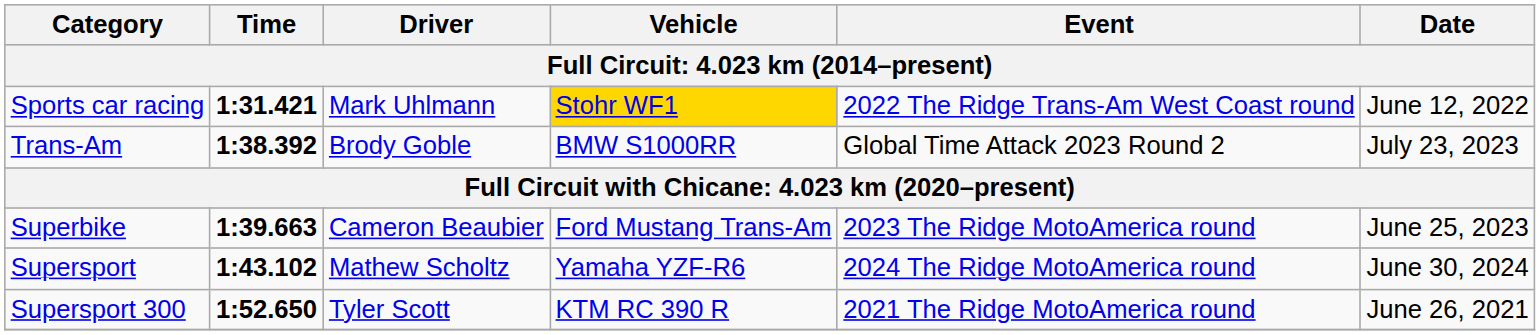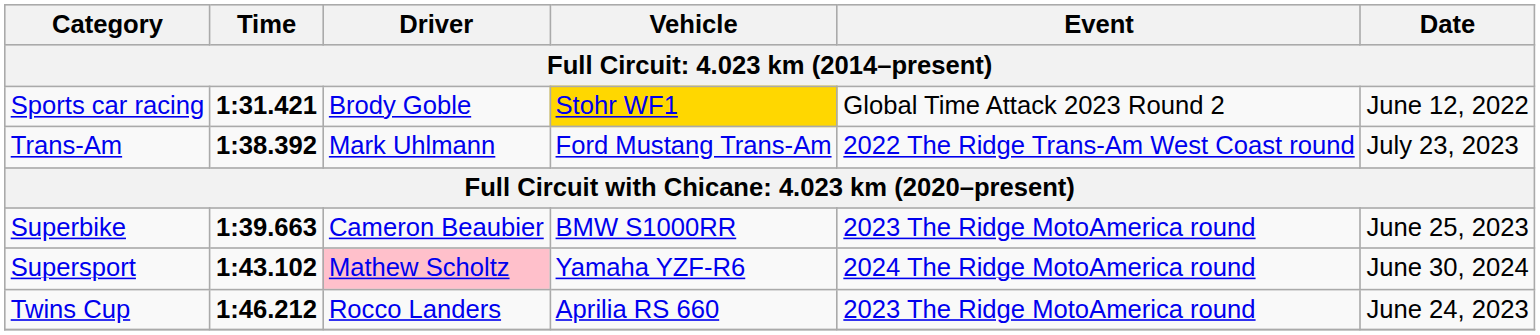(412, 106) Mark Uhlmann -> (400, 106) Brody Goble
(1099, 106) 2022 The Ridge Trans-Am West Coast round -> (1034, 106) Global Time Attack 2023 Round 2
(400, 146) Brody Goble -> (412, 146) Mark Uhlmann
(646, 146) BMW S1000RR -> (694, 146) Ford Mustang Trans-Am
(1034, 146) Global Time Attack 2023 Round 2 -> (1099, 146) 2022 The Ridge Trans-Am West Coast round
(694, 227) Ford Mustang Trans-Am -> (646, 227) BMW S1000RR
(419, 268) no background -> (419, 268) pink background
+ row: (70, 308)
- row: (98, 308)
